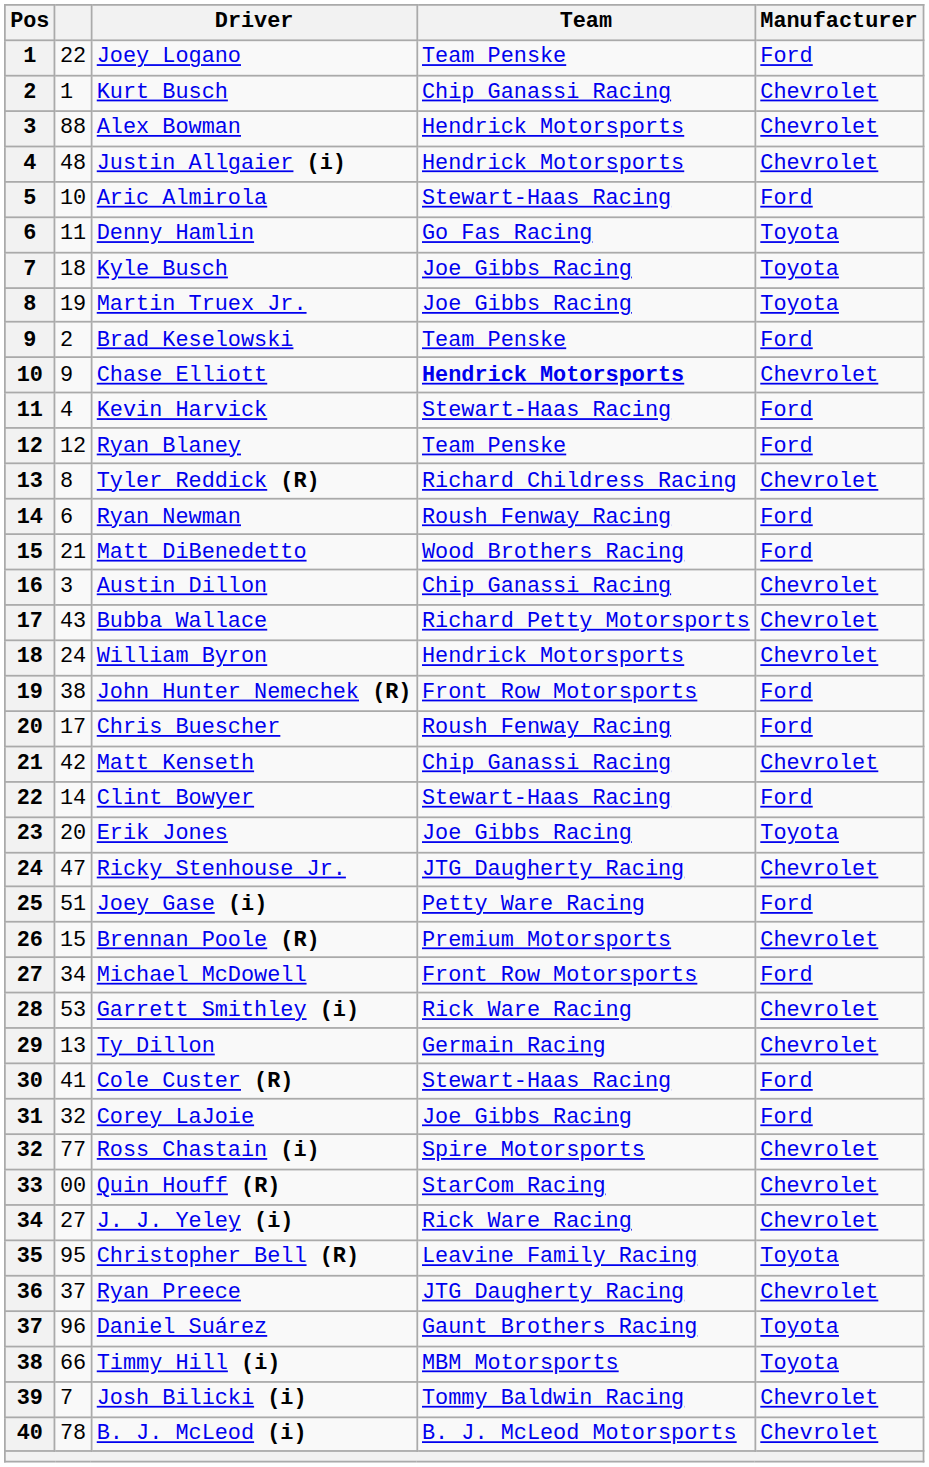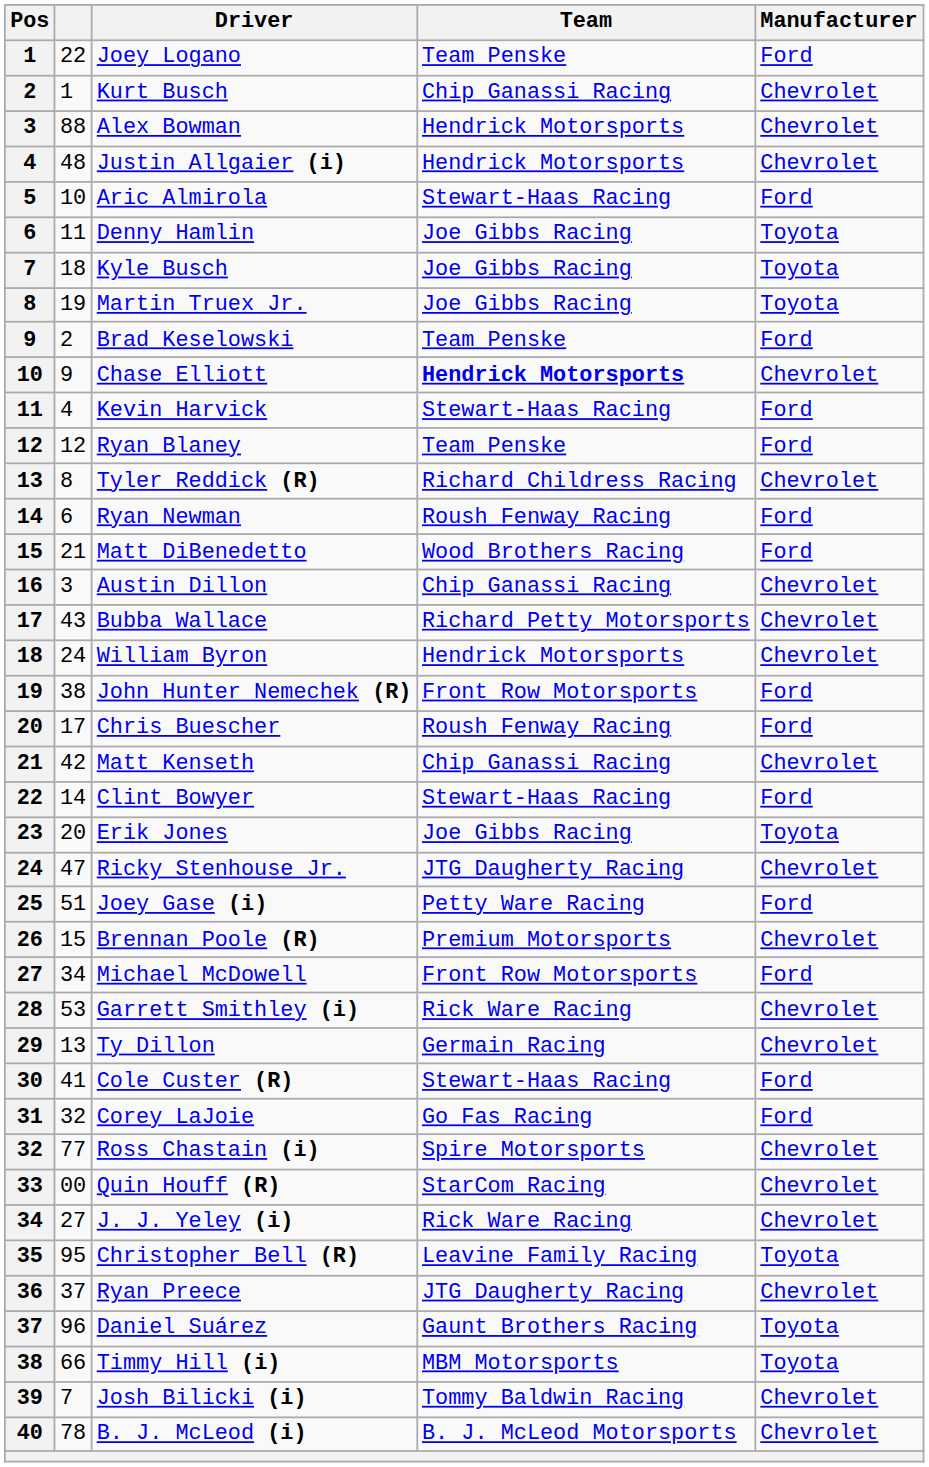(507, 235) Go Fas Racing -> (527, 235) Joe Gibbs Racing
(527, 1117) Joe Gibbs Racing -> (507, 1117) Go Fas Racing
